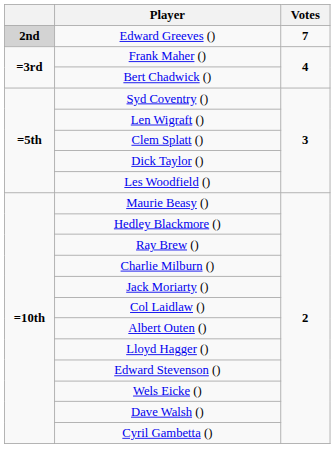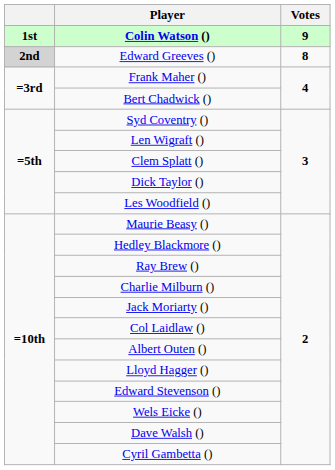+ row: (167, 36)
(305, 36) 7 -> (305, 57) 8
